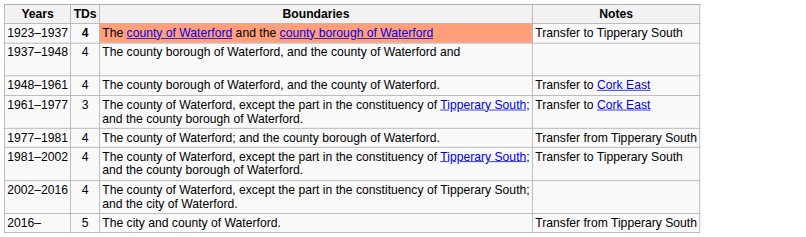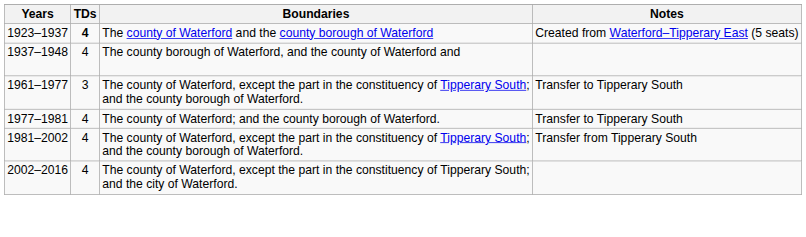(268, 33) lightsalmon background -> (268, 33) no background
(609, 33) Transfer to Tipperary South -> (667, 33) Created from Waterford–Tipperary East (5 seats)
- row: (38, 85)
(593, 104) Transfer to Cork East -> (609, 85) Transfer to Tipperary South
(616, 137) Transfer from Tipperary South -> (609, 118) Transfer to Tipperary South
(609, 157) Transfer to Tipperary South -> (616, 137) Transfer from Tipperary South
- row: (24, 223)
